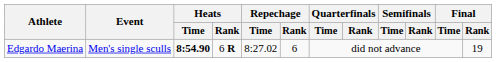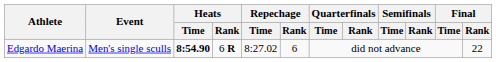(477, 49) 19 -> (477, 49) 22
